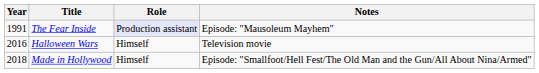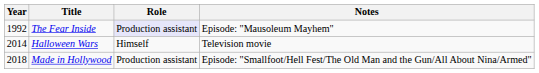(17, 28) 1991 -> (17, 28) 1992
(17, 44) 2016 -> (17, 44) 2014
(132, 60) Himself -> (157, 60) Production assistant
